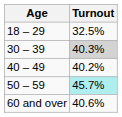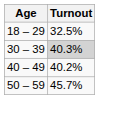(88, 85) paleturquoise background -> (66, 85) no background
- row: (37, 103)
